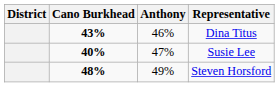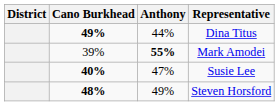(93, 33) 43% -> (93, 33) 49%
(163, 33) 46% -> (163, 33) 44%
+ row: (231, 52)
